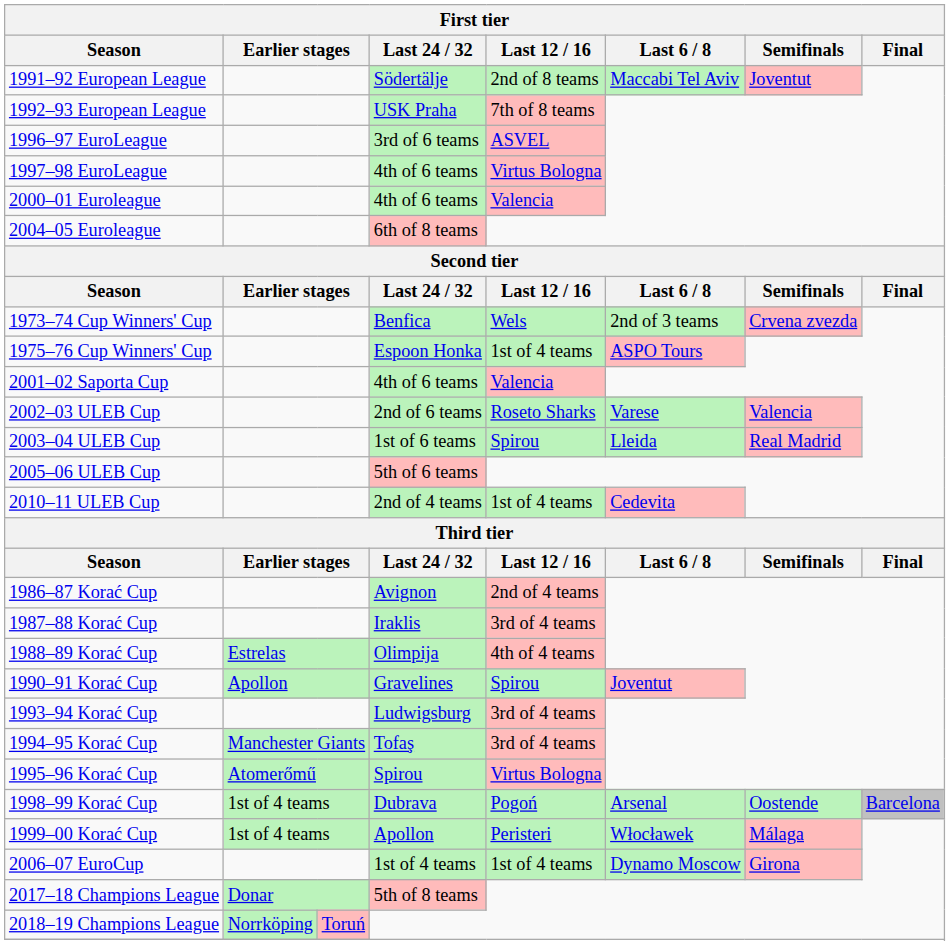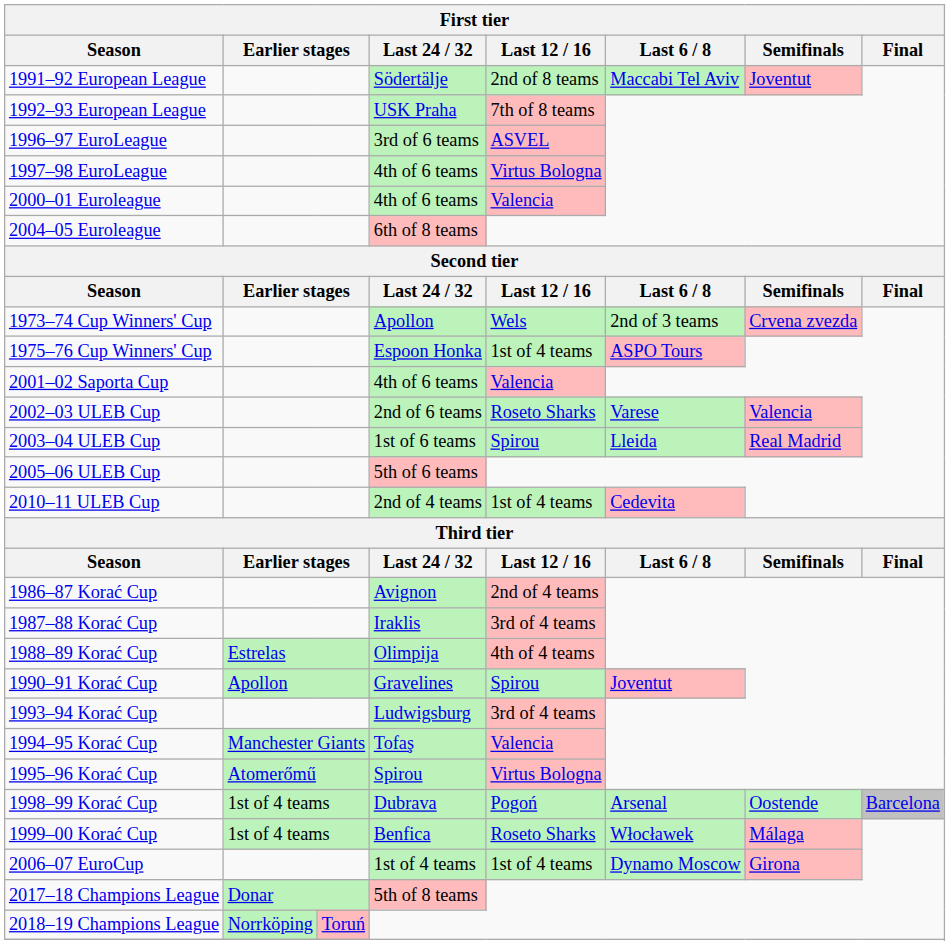(402, 321) Benfica -> (404, 321) Apollon
(543, 743) 3rd of 4 teams -> (522, 743) Valencia
(404, 834) Apollon -> (402, 834) Benfica
(521, 834) Peristeri -> (543, 834) Roseto Sharks
